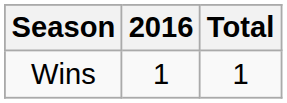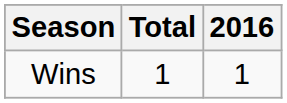columns swapped: (161, 27) <-> (241, 27)
